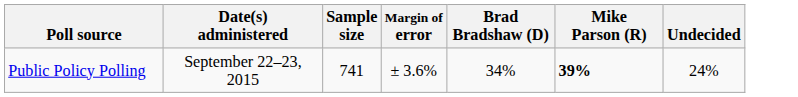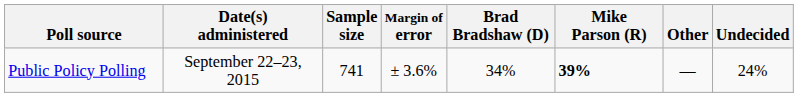+ column: (688, 35)
